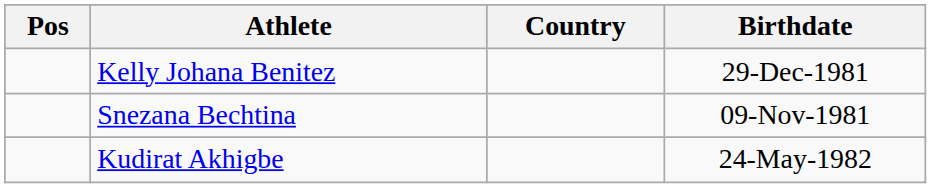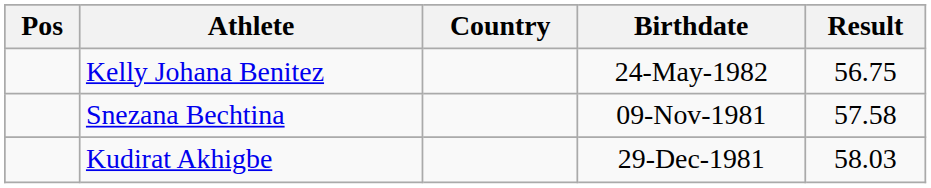+ column: (865, 26)
(795, 70) 29-Dec-1981 -> (691, 70) 24-May-1982
(795, 159) 24-May-1982 -> (691, 159) 29-Dec-1981
